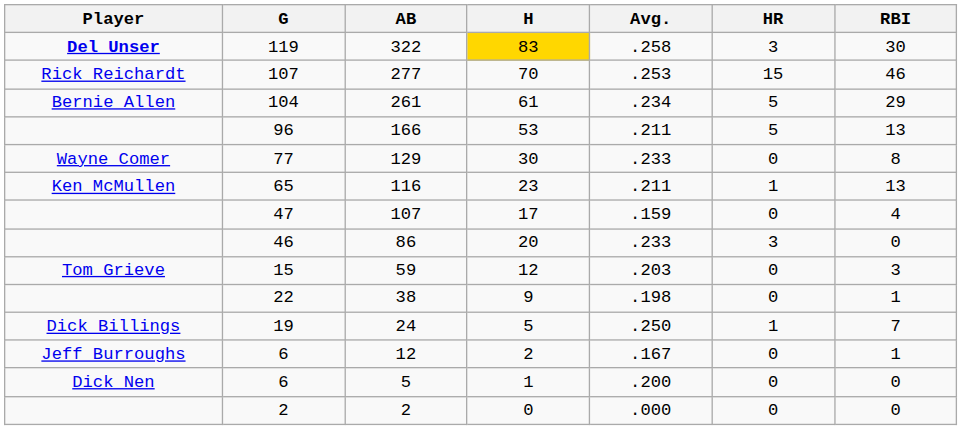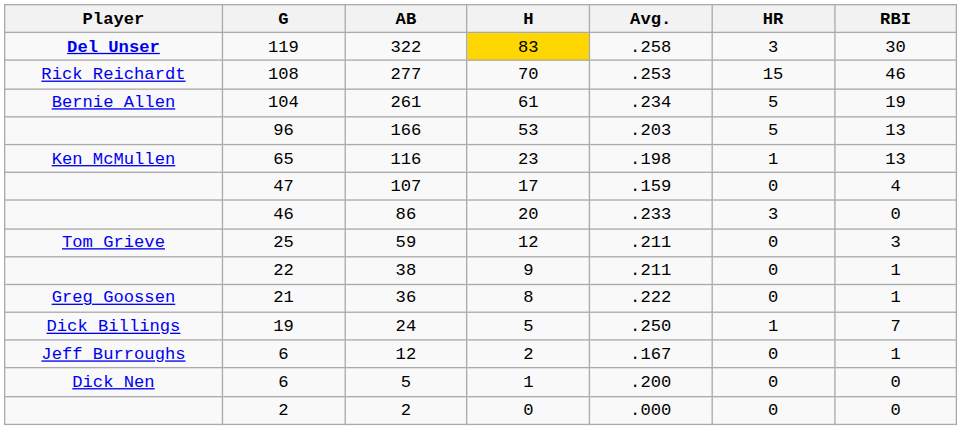(283, 75) 107 -> (283, 75) 108
(896, 103) 29 -> (896, 103) 19
(651, 131) .211 -> (651, 131) .203
- row: (406, 158)
(651, 186) .211 -> (651, 158) .198
(283, 270) 15 -> (283, 242) 25
(651, 270) .203 -> (651, 242) .211
(651, 298) .198 -> (651, 270) .211
+ row: (406, 298)
